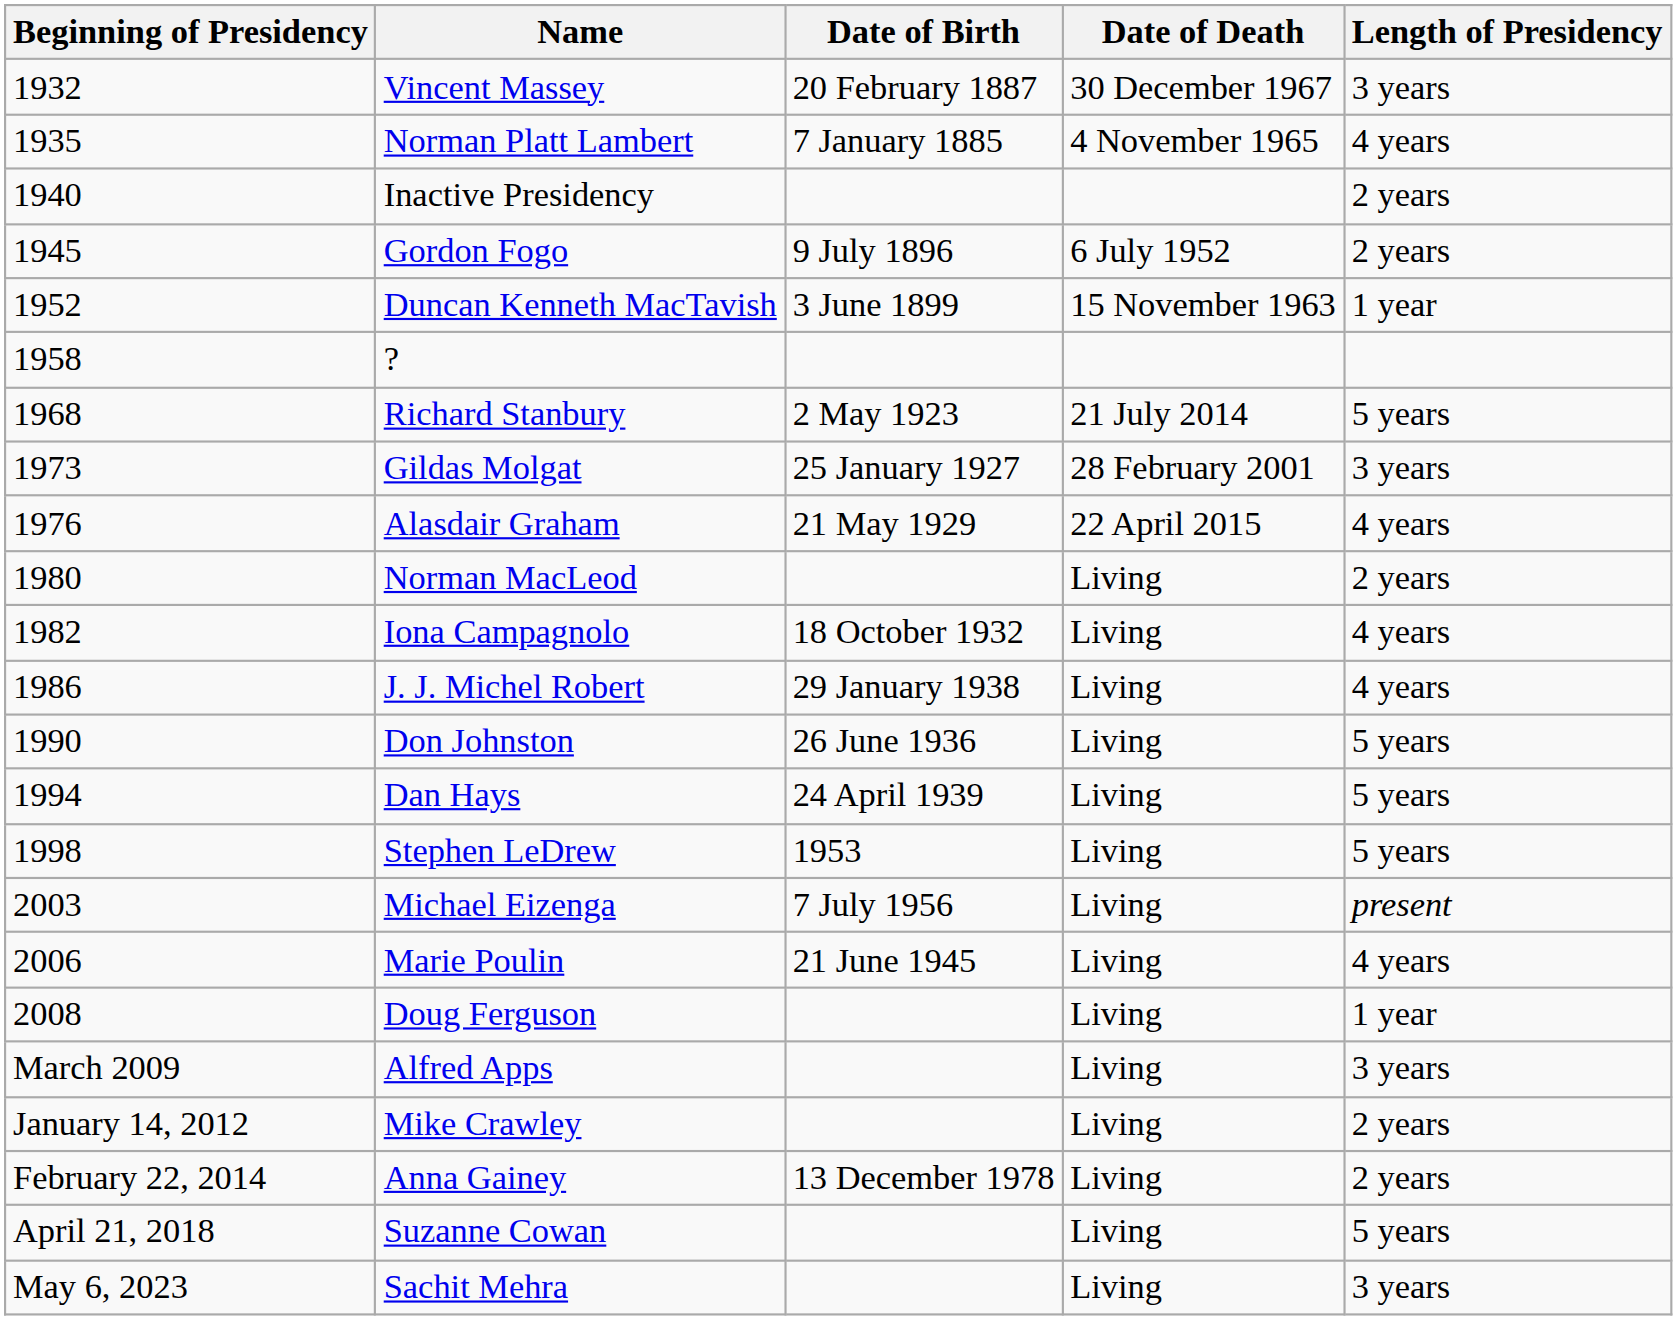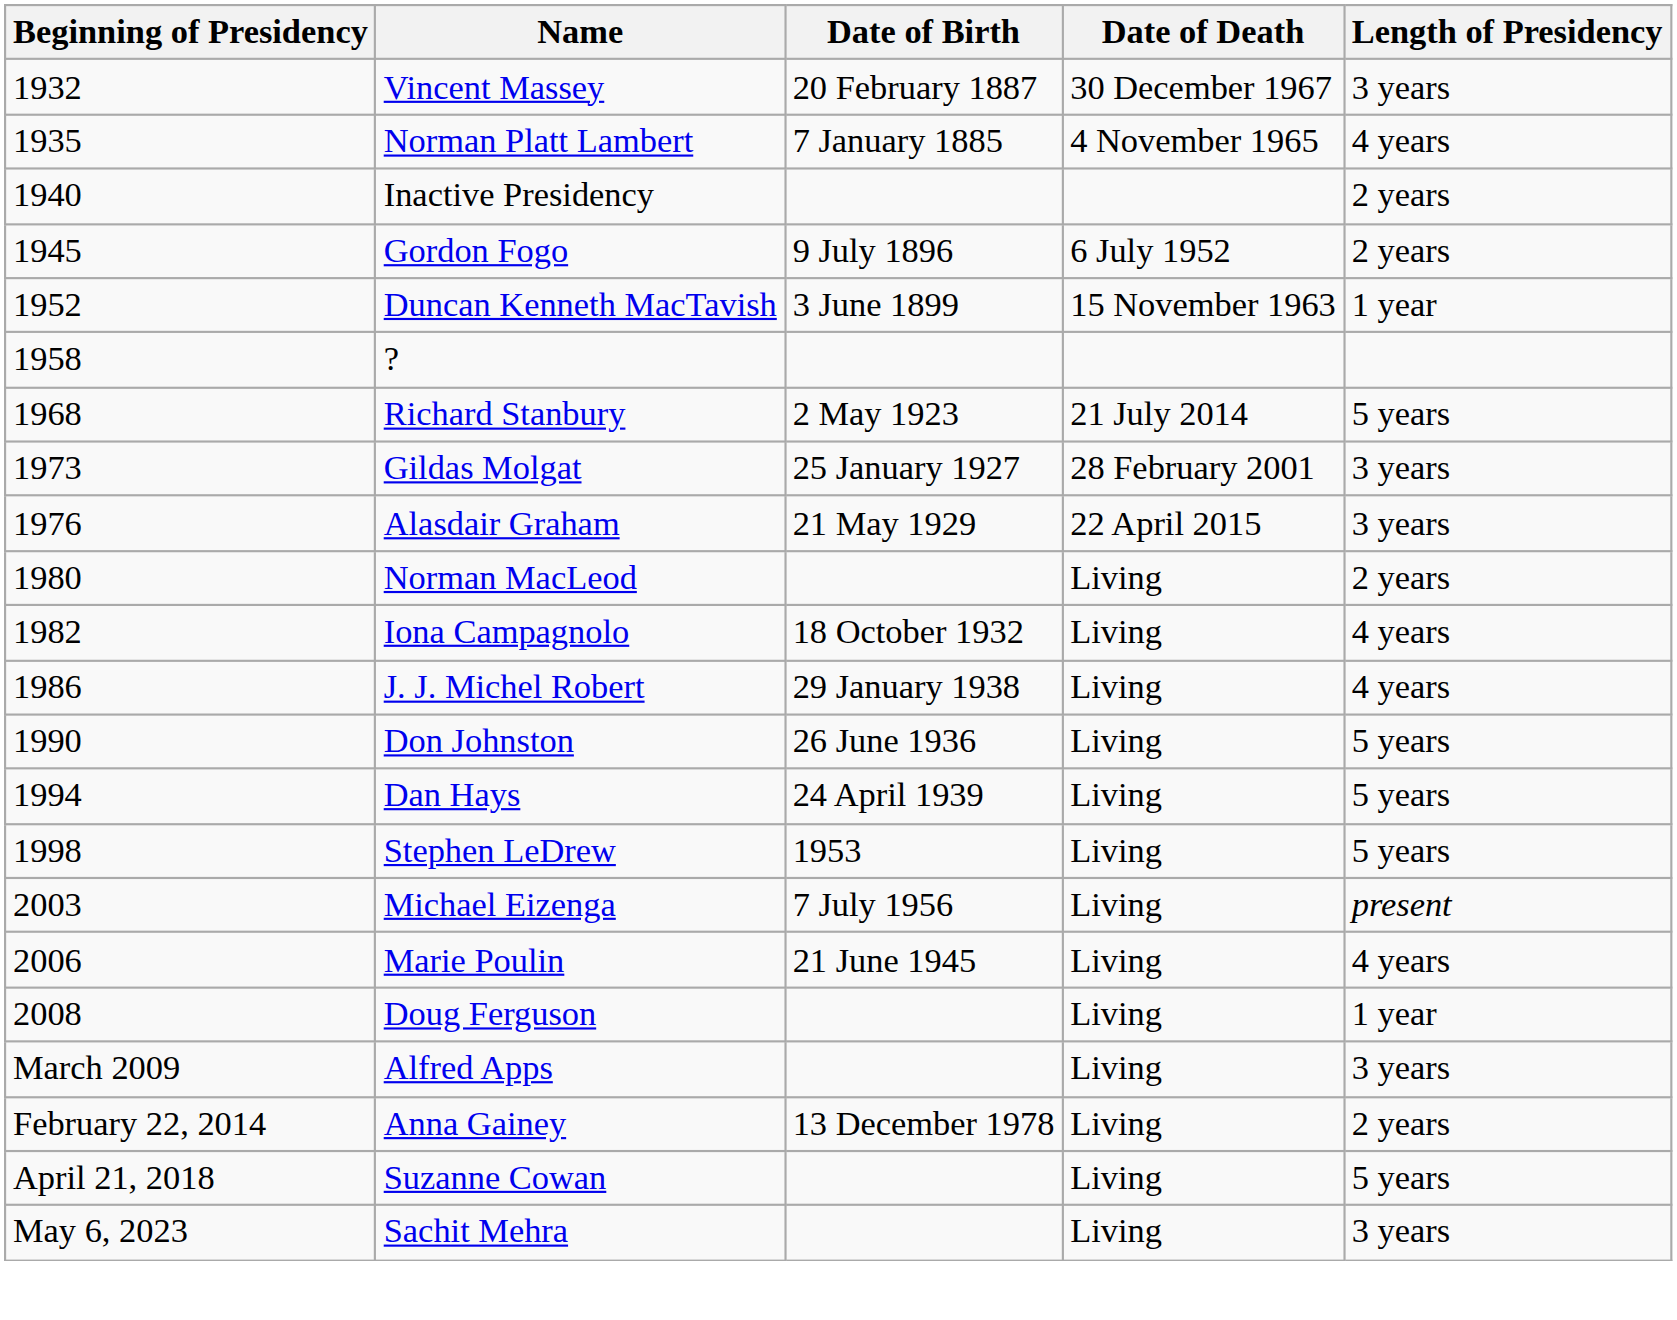(1401, 522) 4 years -> (1401, 522) 3 years
- row: (483, 1122)
